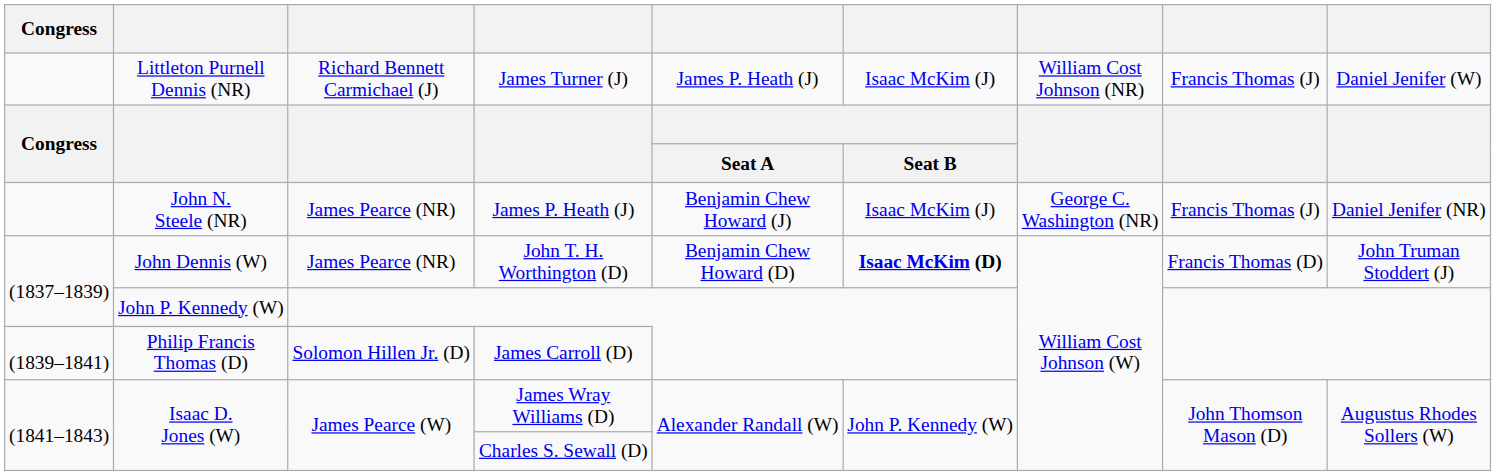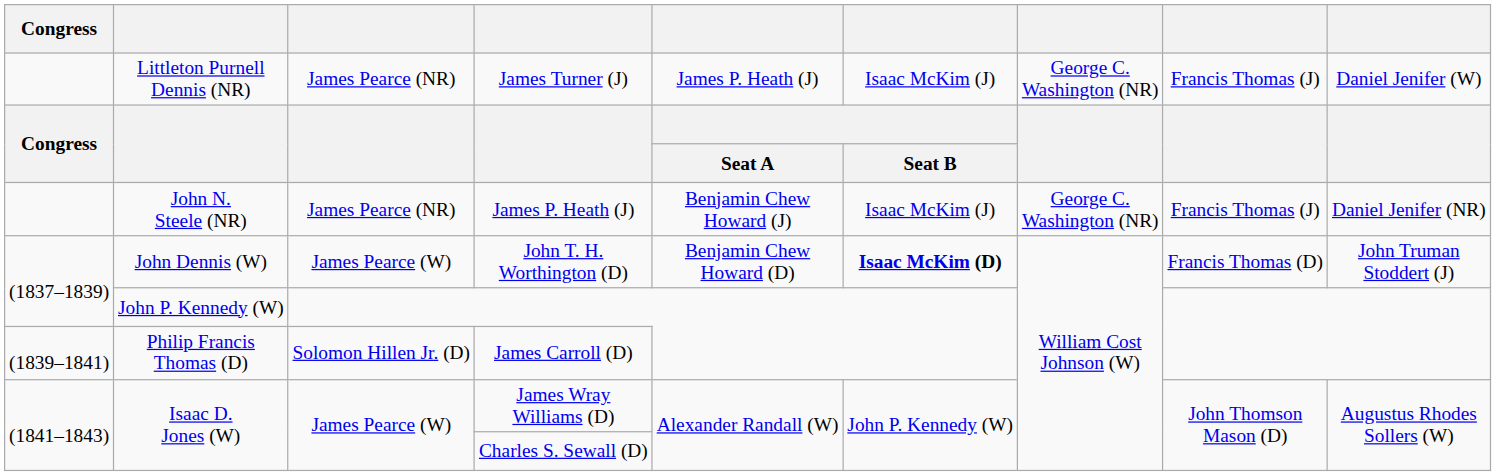(381, 79) Richard Bennett Carmichael (J) -> (381, 79) James Pearce (NR)
(1090, 79) William Cost Johnson (NR) -> (1090, 79) George C. Washington (NR)
(381, 261) James Pearce (NR) -> (381, 261) James Pearce (W)
